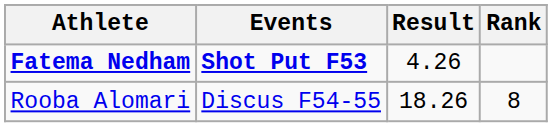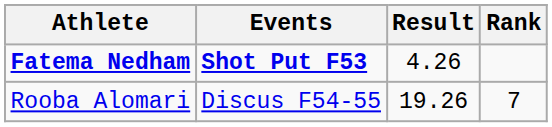(434, 101) 18.26 -> (434, 101) 19.26
(514, 101) 8 -> (514, 101) 7
